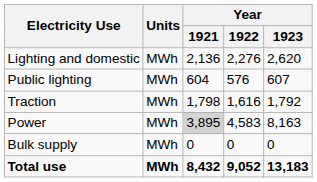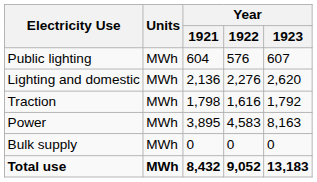rows swapped: (74, 58) <-> (50, 79)
(203, 123) lightgrey background -> (203, 123) no background
